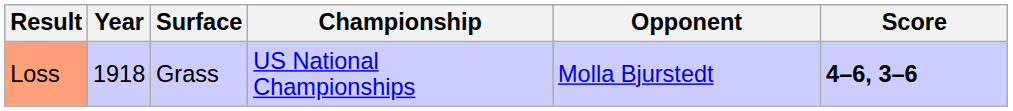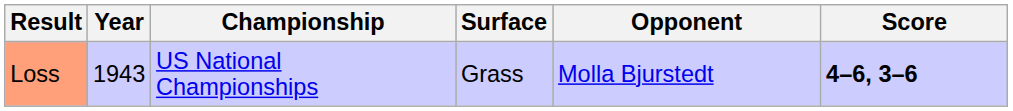columns swapped: (400, 23) <-> (199, 23)
(119, 73) 1918 -> (119, 73) 1943
